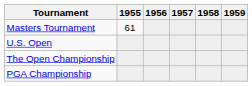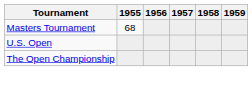(130, 28) 61 -> (130, 28) 68
- row: (49, 74)
